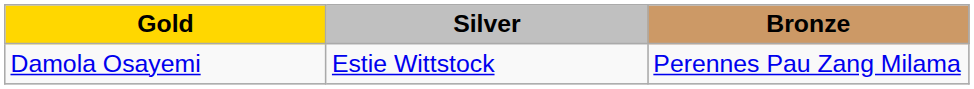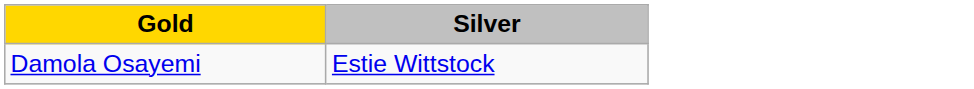- column: (808, 24)
